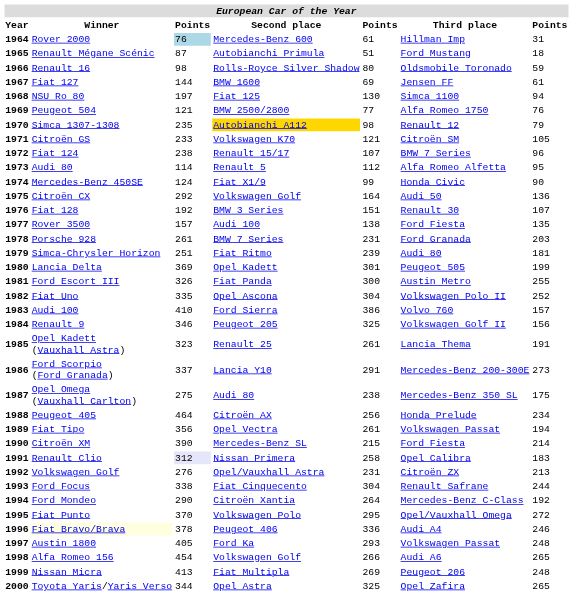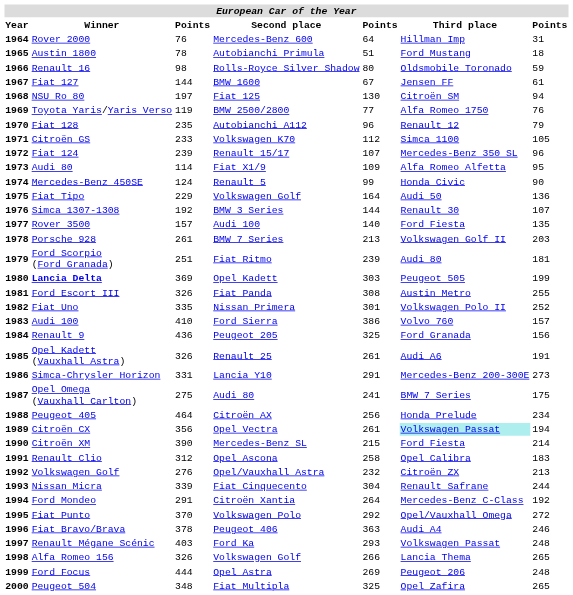(181, 39) lightblue background -> (181, 39) no background
(368, 39) 61 -> (368, 39) 64
(93, 54) Renault Mégane Scénic -> (64, 54) Austin 1800
(181, 54) 87 -> (181, 54) 78
(368, 82) 69 -> (368, 82) 67
(430, 96) Simca 1100 -> (430, 96) Citroën SM
(64, 111) Peugeot 504 -> (102, 111) Toyota Yaris/Yaris Verso
(184, 111) 121 -> (184, 111) 119
(76, 125) Simca 1307-1308 -> (55, 125) Fiat 128
(260, 125) gold background -> (260, 125) no background
(368, 125) 98 -> (368, 125) 96
(371, 139) 121 -> (371, 139) 112
(430, 139) Citroën SM -> (430, 139) Simca 1100
(184, 153) 238 -> (184, 153) 239
(436, 153) BMW 7 Series -> (459, 153) Mercedes-Benz 350 SL
(240, 168) Renault 5 -> (240, 168) Fiat X1/9
(371, 168) 112 -> (371, 168) 109
(240, 182) Fiat X1/9 -> (240, 182) Renault 5
(61, 196) Citroën CX -> (58, 196) Fiat Tipo
(184, 196) 292 -> (184, 196) 229
(55, 210) Fiat 128 -> (76, 210) Simca 1307-1308
(371, 210) 151 -> (371, 210) 144
(371, 225) 138 -> (371, 225) 140
(371, 239) 231 -> (371, 239) 213
(436, 239) Ford Granada -> (453, 239) Volkswagen Golf II
(96, 253) Simca-Chrysler Horizon -> (73, 259) Ford Scorpio (Ford Granada)
(67, 267) normal -> (67, 279) bold
(371, 267) 301 -> (371, 279) 303
(371, 282) 300 -> (371, 293) 308
(245, 296) Opel Ascona -> (254, 307) Nissan Primera
(371, 296) 304 -> (371, 307) 301
(184, 324) 346 -> (184, 336) 436
(453, 324) Volkswagen Golf II -> (436, 336) Ford Granada
(184, 344) 323 -> (184, 356) 326
(436, 344) Lancia Thema -> (421, 356) Audi A6
(73, 370) Ford Scorpio (Ford Granada) -> (96, 375) Simca-Chrysler Horizon
(184, 370) 337 -> (184, 375) 331
(371, 395) 238 -> (371, 395) 241
(459, 395) Mercedes-Benz 350 SL -> (436, 395) BMW 7 Series
(58, 429) Fiat Tipo -> (61, 429) Citroën CX
(450, 429) no background -> (450, 429) paleturquoise background
(184, 458) lavender background -> (184, 458) no background
(254, 458) Nissan Primera -> (245, 458) Opel Ascona
(371, 472) 231 -> (371, 472) 232
(61, 486) Ford Focus -> (67, 486) Nissan Micra
(184, 486) 338 -> (184, 486) 339
(184, 501) 290 -> (184, 501) 291
(371, 515) 295 -> (371, 515) 292
(78, 529) lightyellow background -> (78, 529) no background
(371, 529) 336 -> (371, 529) 363
(64, 543) Austin 1800 -> (93, 543) Renault Mégane Scénic
(184, 543) 405 -> (184, 543) 403
(184, 558) 454 -> (184, 558) 326
(421, 558) Audi A6 -> (436, 558) Lancia Thema
(67, 572) Nissan Micra -> (61, 572) Ford Focus
(184, 572) 413 -> (184, 572) 444
(251, 572) Fiat Multipla -> (242, 572) Opel Astra
(102, 586) Toyota Yaris/Yaris Verso -> (64, 586) Peugeot 504
(184, 586) 344 -> (184, 586) 348
(242, 586) Opel Astra -> (251, 586) Fiat Multipla
